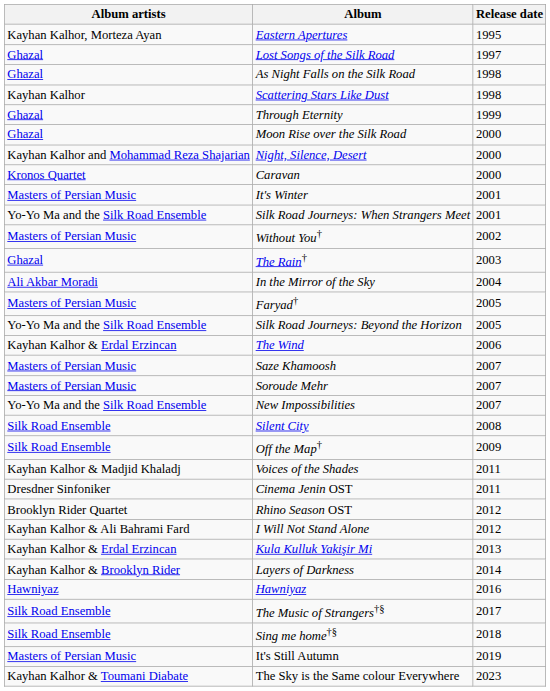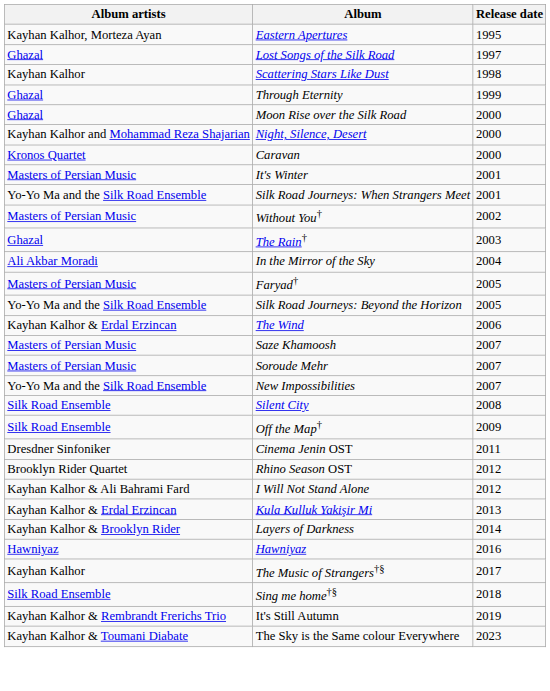- row: (335, 74)
- row: (307, 469)
(59, 611) Silk Road Ensemble -> (46, 571) Kayhan Kalhor
(72, 656) Masters of Persian Music -> (117, 616) Kayhan Kalhor & Rembrandt Frerichs Trio
